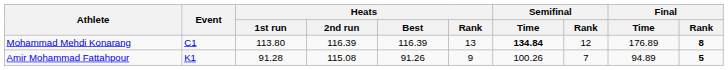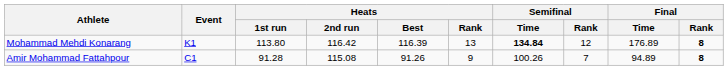(190, 43) C1 -> (190, 43) K1
(342, 43) 116.39 -> (342, 43) 116.42
(190, 58) K1 -> (190, 58) C1
(701, 58) 5 -> (701, 58) 8
